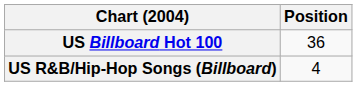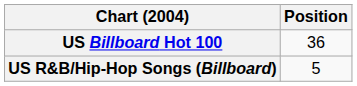(316, 68) 4 -> (316, 68) 5
